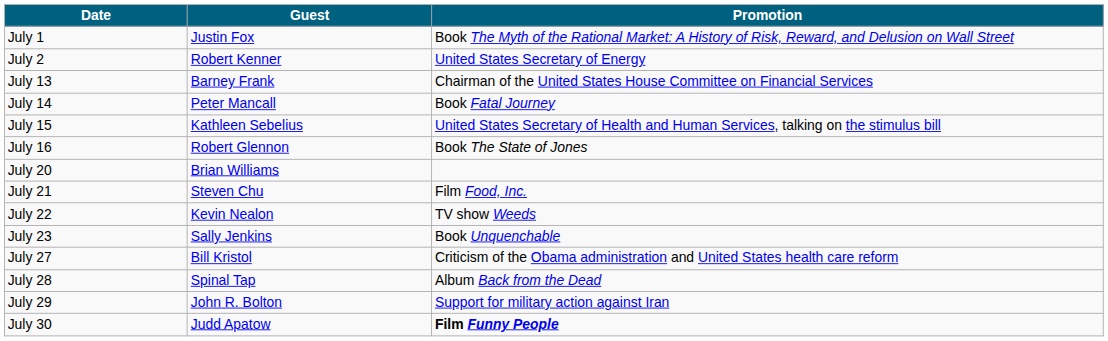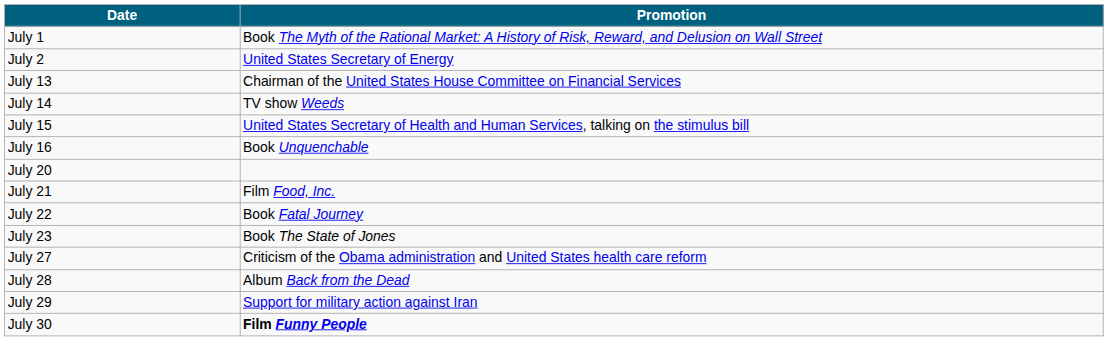- column: (310, 15)
(495, 103) Book Fatal Journey -> (294, 103) TV show Weeds
(511, 147) Book The State of Jones -> (306, 147) Book Unquenchable
(485, 214) TV show Weeds -> (303, 214) Book Fatal Journey
(498, 236) Book Unquenchable -> (319, 236) Book The State of Jones
